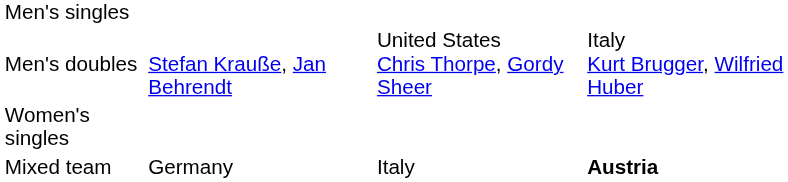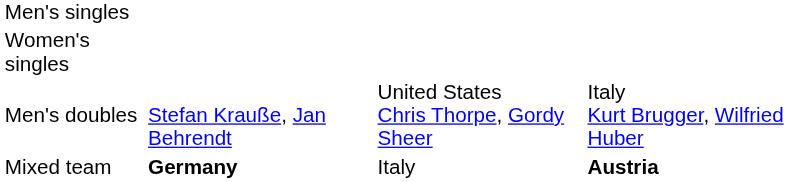rows swapped: (47, 127) <-> (71, 63)
(191, 167) normal -> (193, 167) bold
